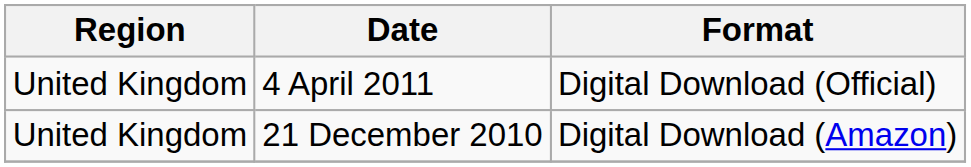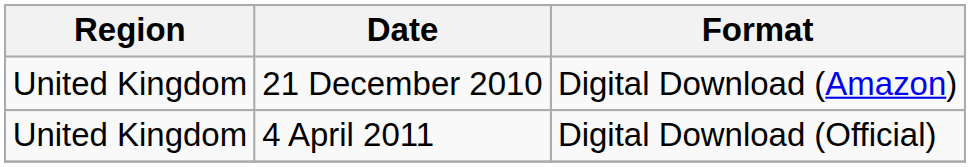rows swapped: (403, 135) <-> (348, 82)
